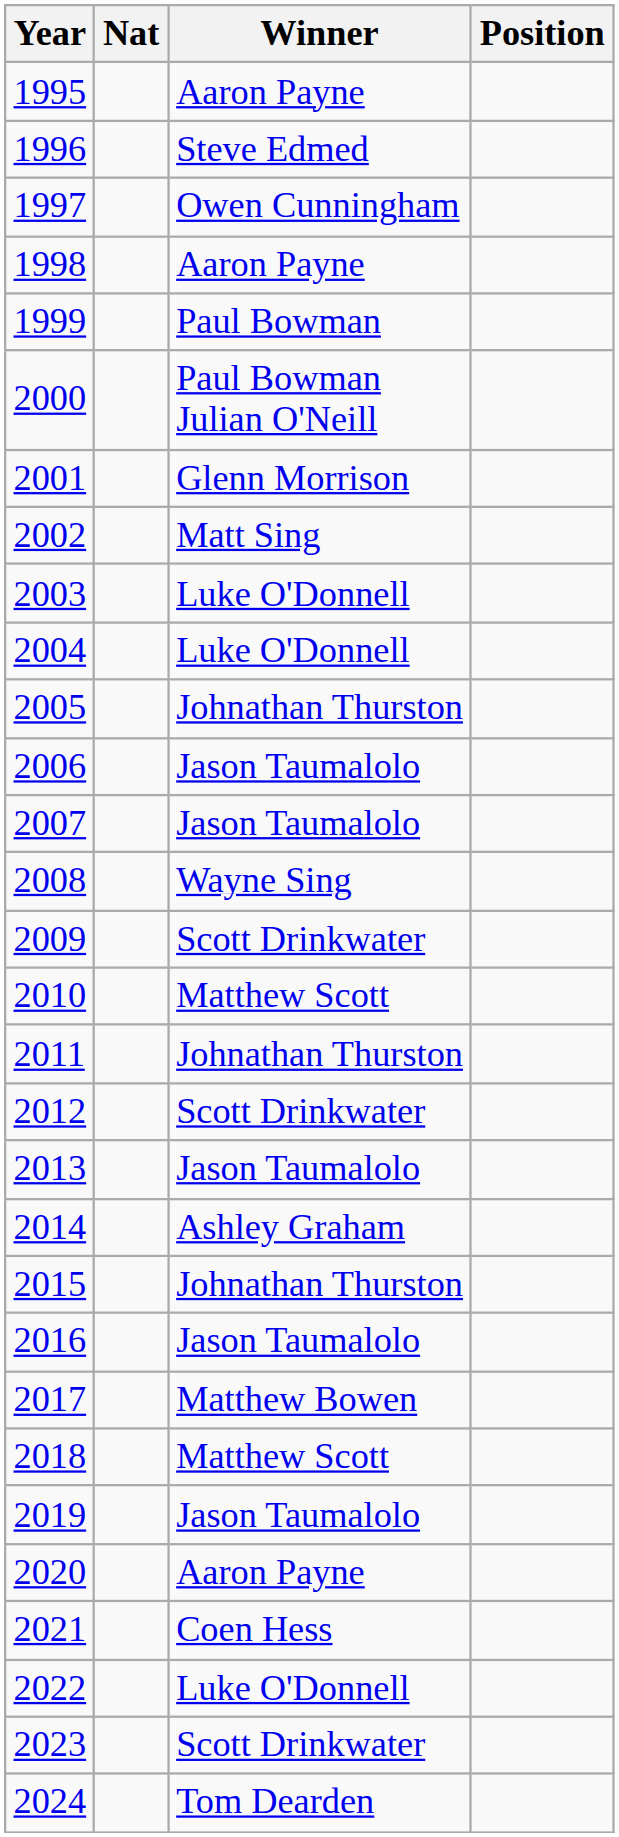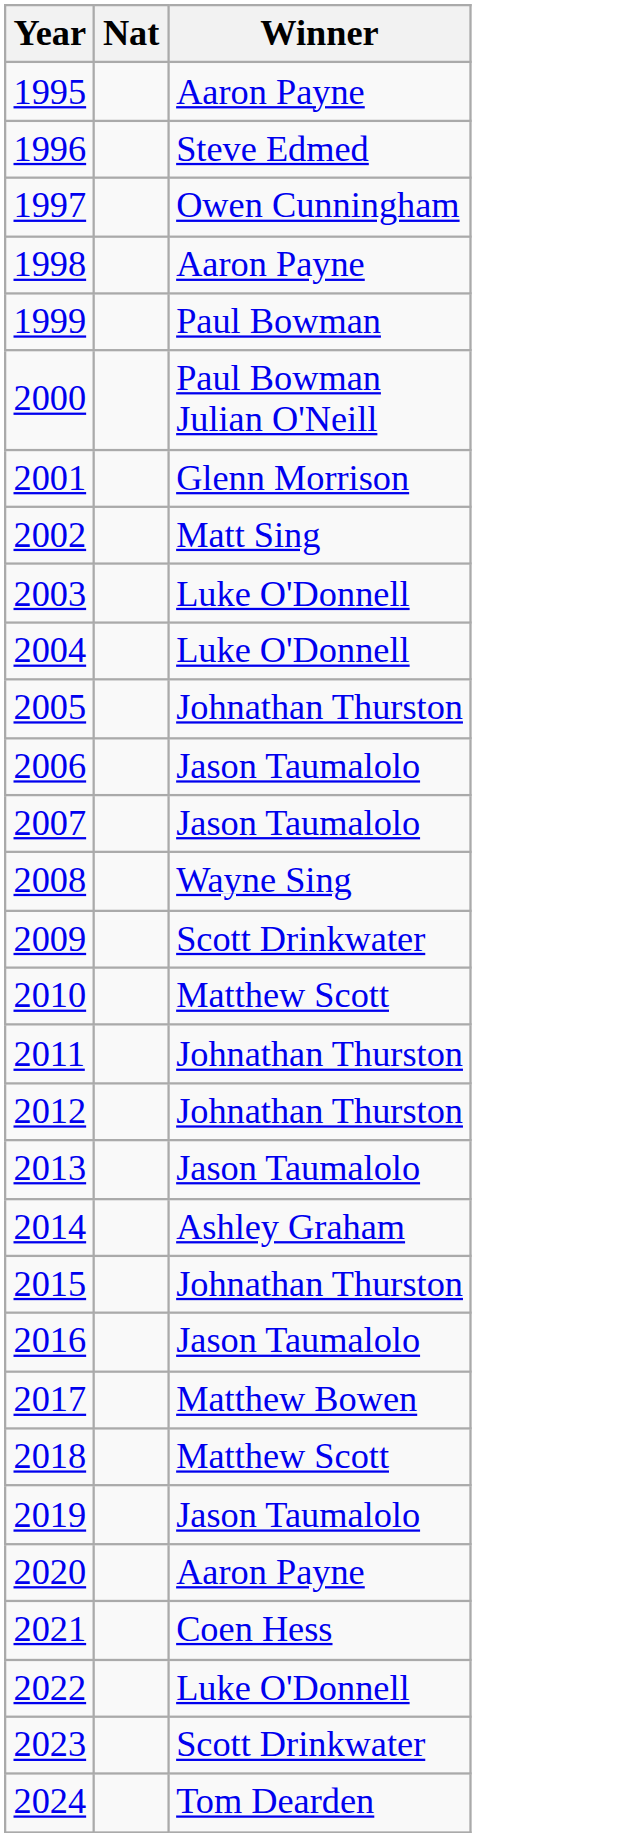- column: (542, 33)
(301, 1110) Scott Drinkwater -> (320, 1110) Johnathan Thurston
